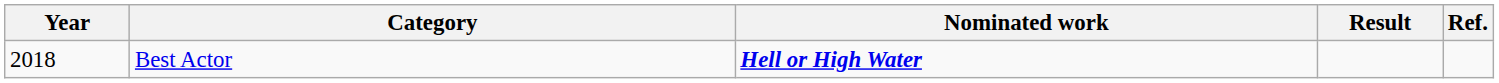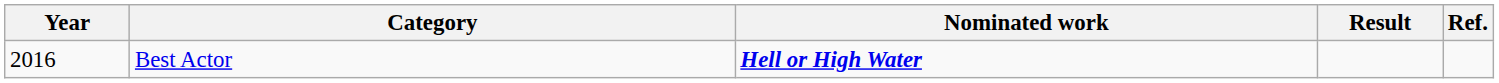(33, 58) 2018 -> (33, 58) 2016
